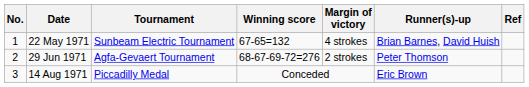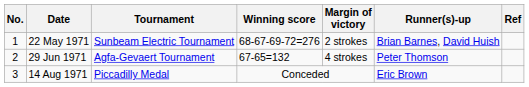(264, 41) 67-65=132 -> (279, 41) 68-67-69-72=276
(346, 41) 4 strokes -> (346, 41) 2 strokes
(279, 58) 68-67-69-72=276 -> (264, 58) 67-65=132
(346, 58) 2 strokes -> (346, 58) 4 strokes
